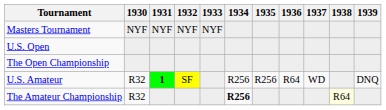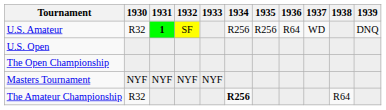rows swapped: (49, 29) <-> (35, 80)
(342, 97) lightyellow background -> (342, 97) no background
